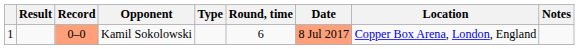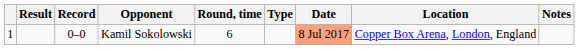columns swapped: (210, 14) <-> (261, 14)
(77, 34) lightsalmon background -> (77, 34) no background
